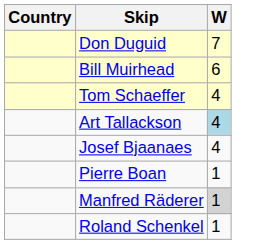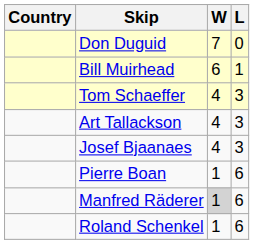+ column: (239, 17)
(216, 122) lightblue background -> (216, 122) no background
